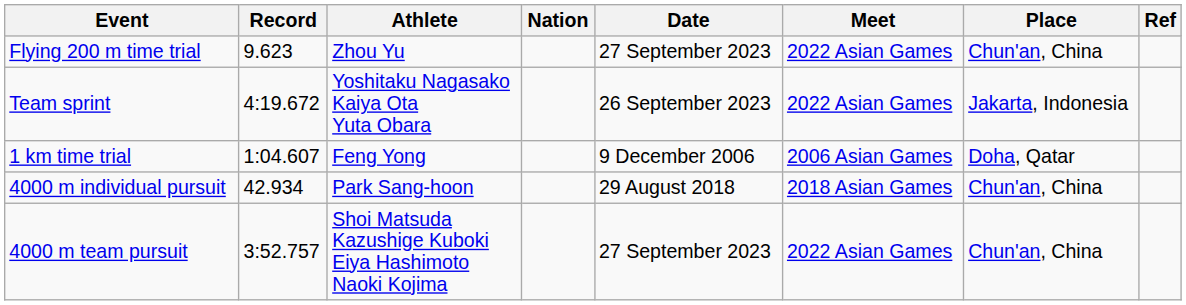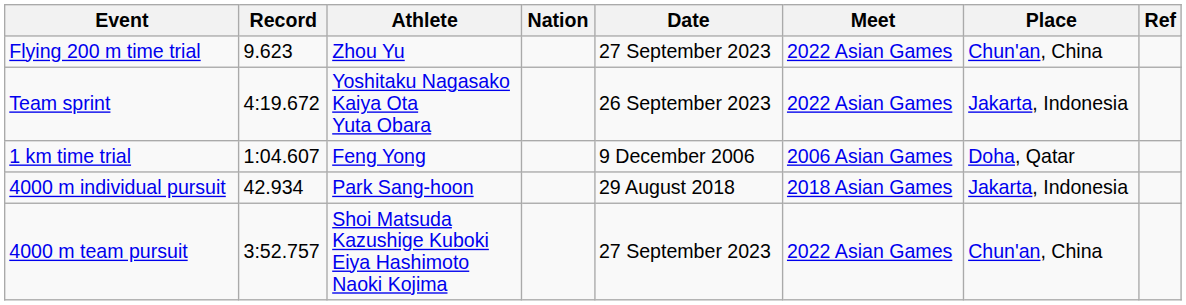(1035, 188) Chun'an, China -> (1048, 188) Jakarta, Indonesia
